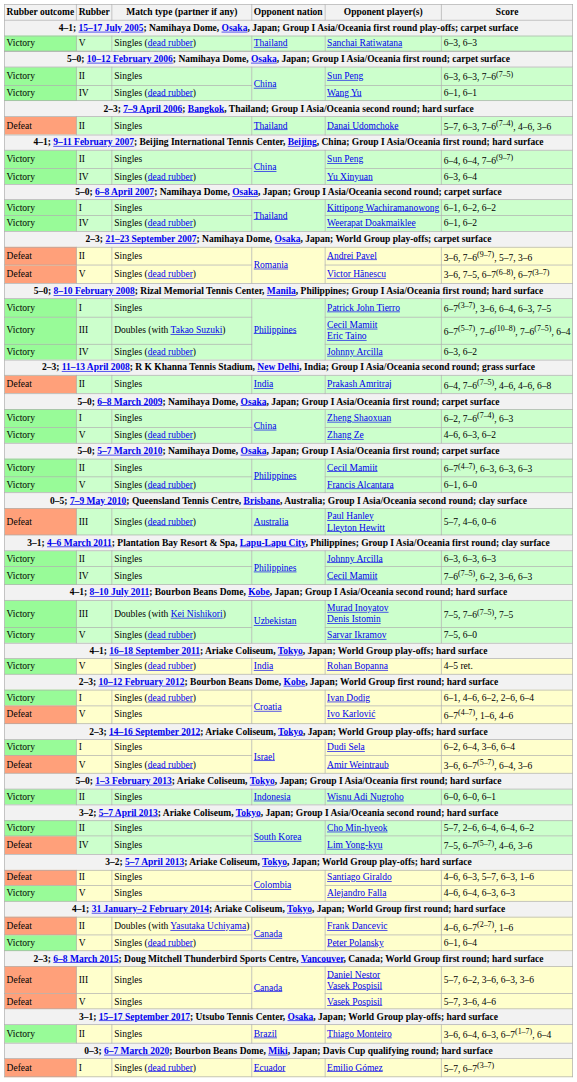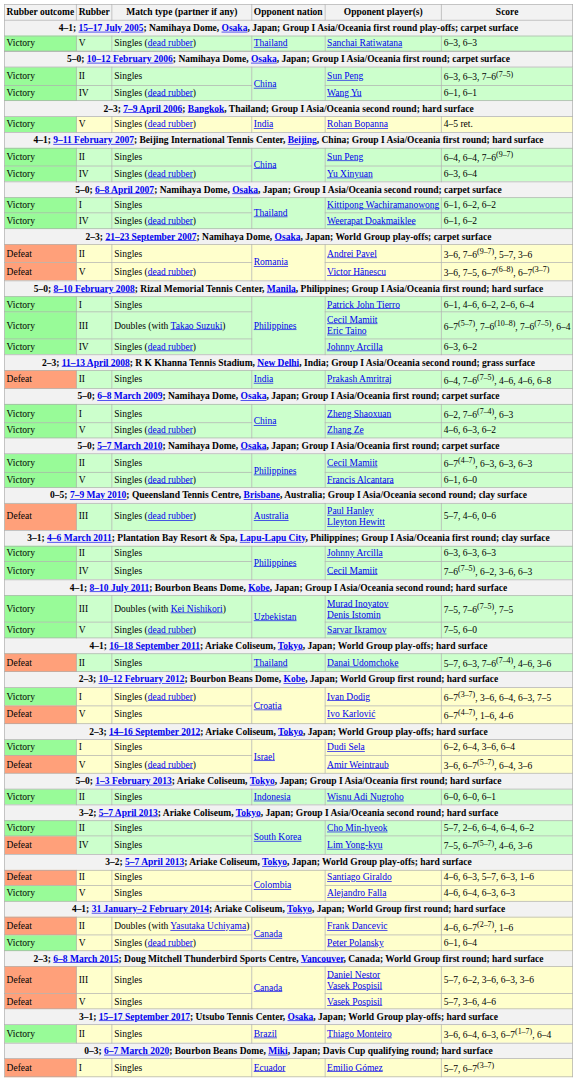rows swapped: (82, 126) <-> (82, 667)
(497, 308) 6–7(3–7), 3–6, 6–4, 6–3, 7–5 -> (489, 304) 6–1, 4–6, 6–2, 2–6, 6–4
(489, 698) 6–1, 4–6, 6–2, 2–6, 6–4 -> (497, 697) 6–7(3–7), 3–6, 6–4, 6–3, 7–5
(155, 1068) Singles (dead rubber) -> (128, 1068) Singles
